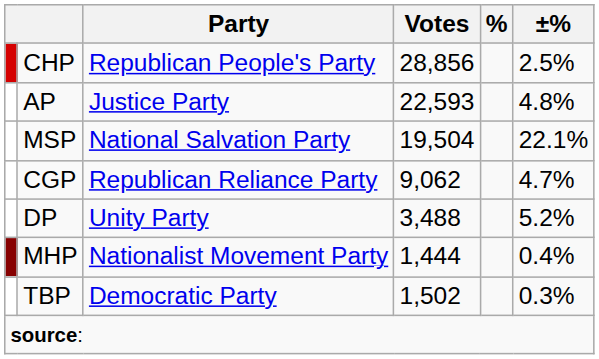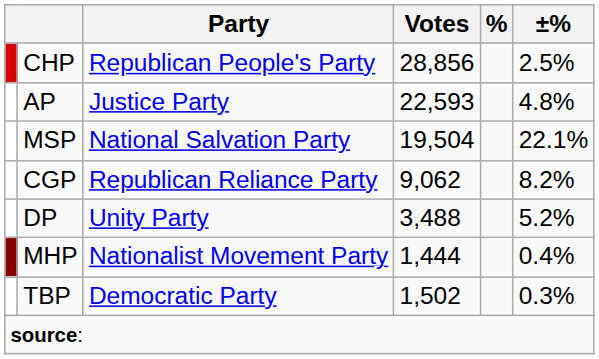(547, 179) 4.7% -> (547, 179) 8.2%
